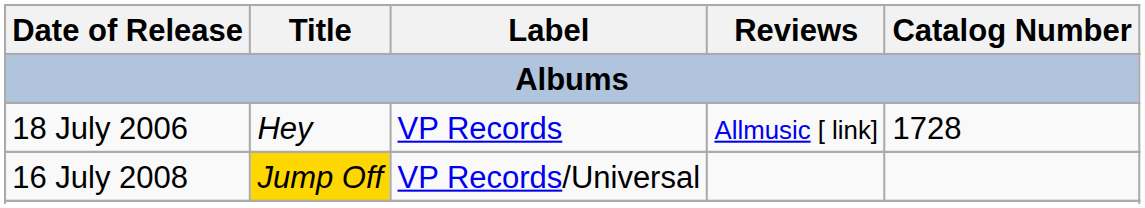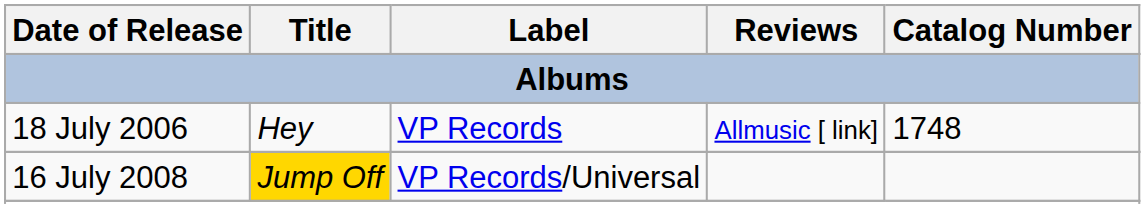(927, 128) 1728 -> (927, 128) 1748
